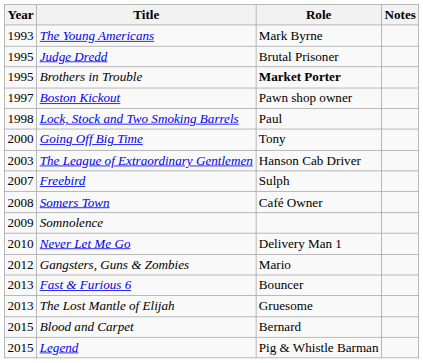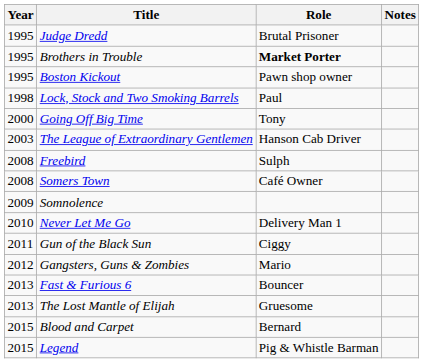- row: (97, 35)
(21, 98) 1997 -> (21, 77) 1995
(21, 181) 2007 -> (21, 160) 2008
+ row: (95, 243)
